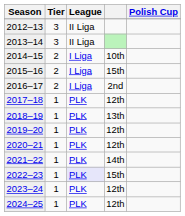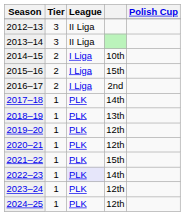(115, 100) 12th -> (115, 100) 14th
(115, 159) 14th -> (115, 159) 15th
(115, 174) 15th -> (115, 174) 14th
